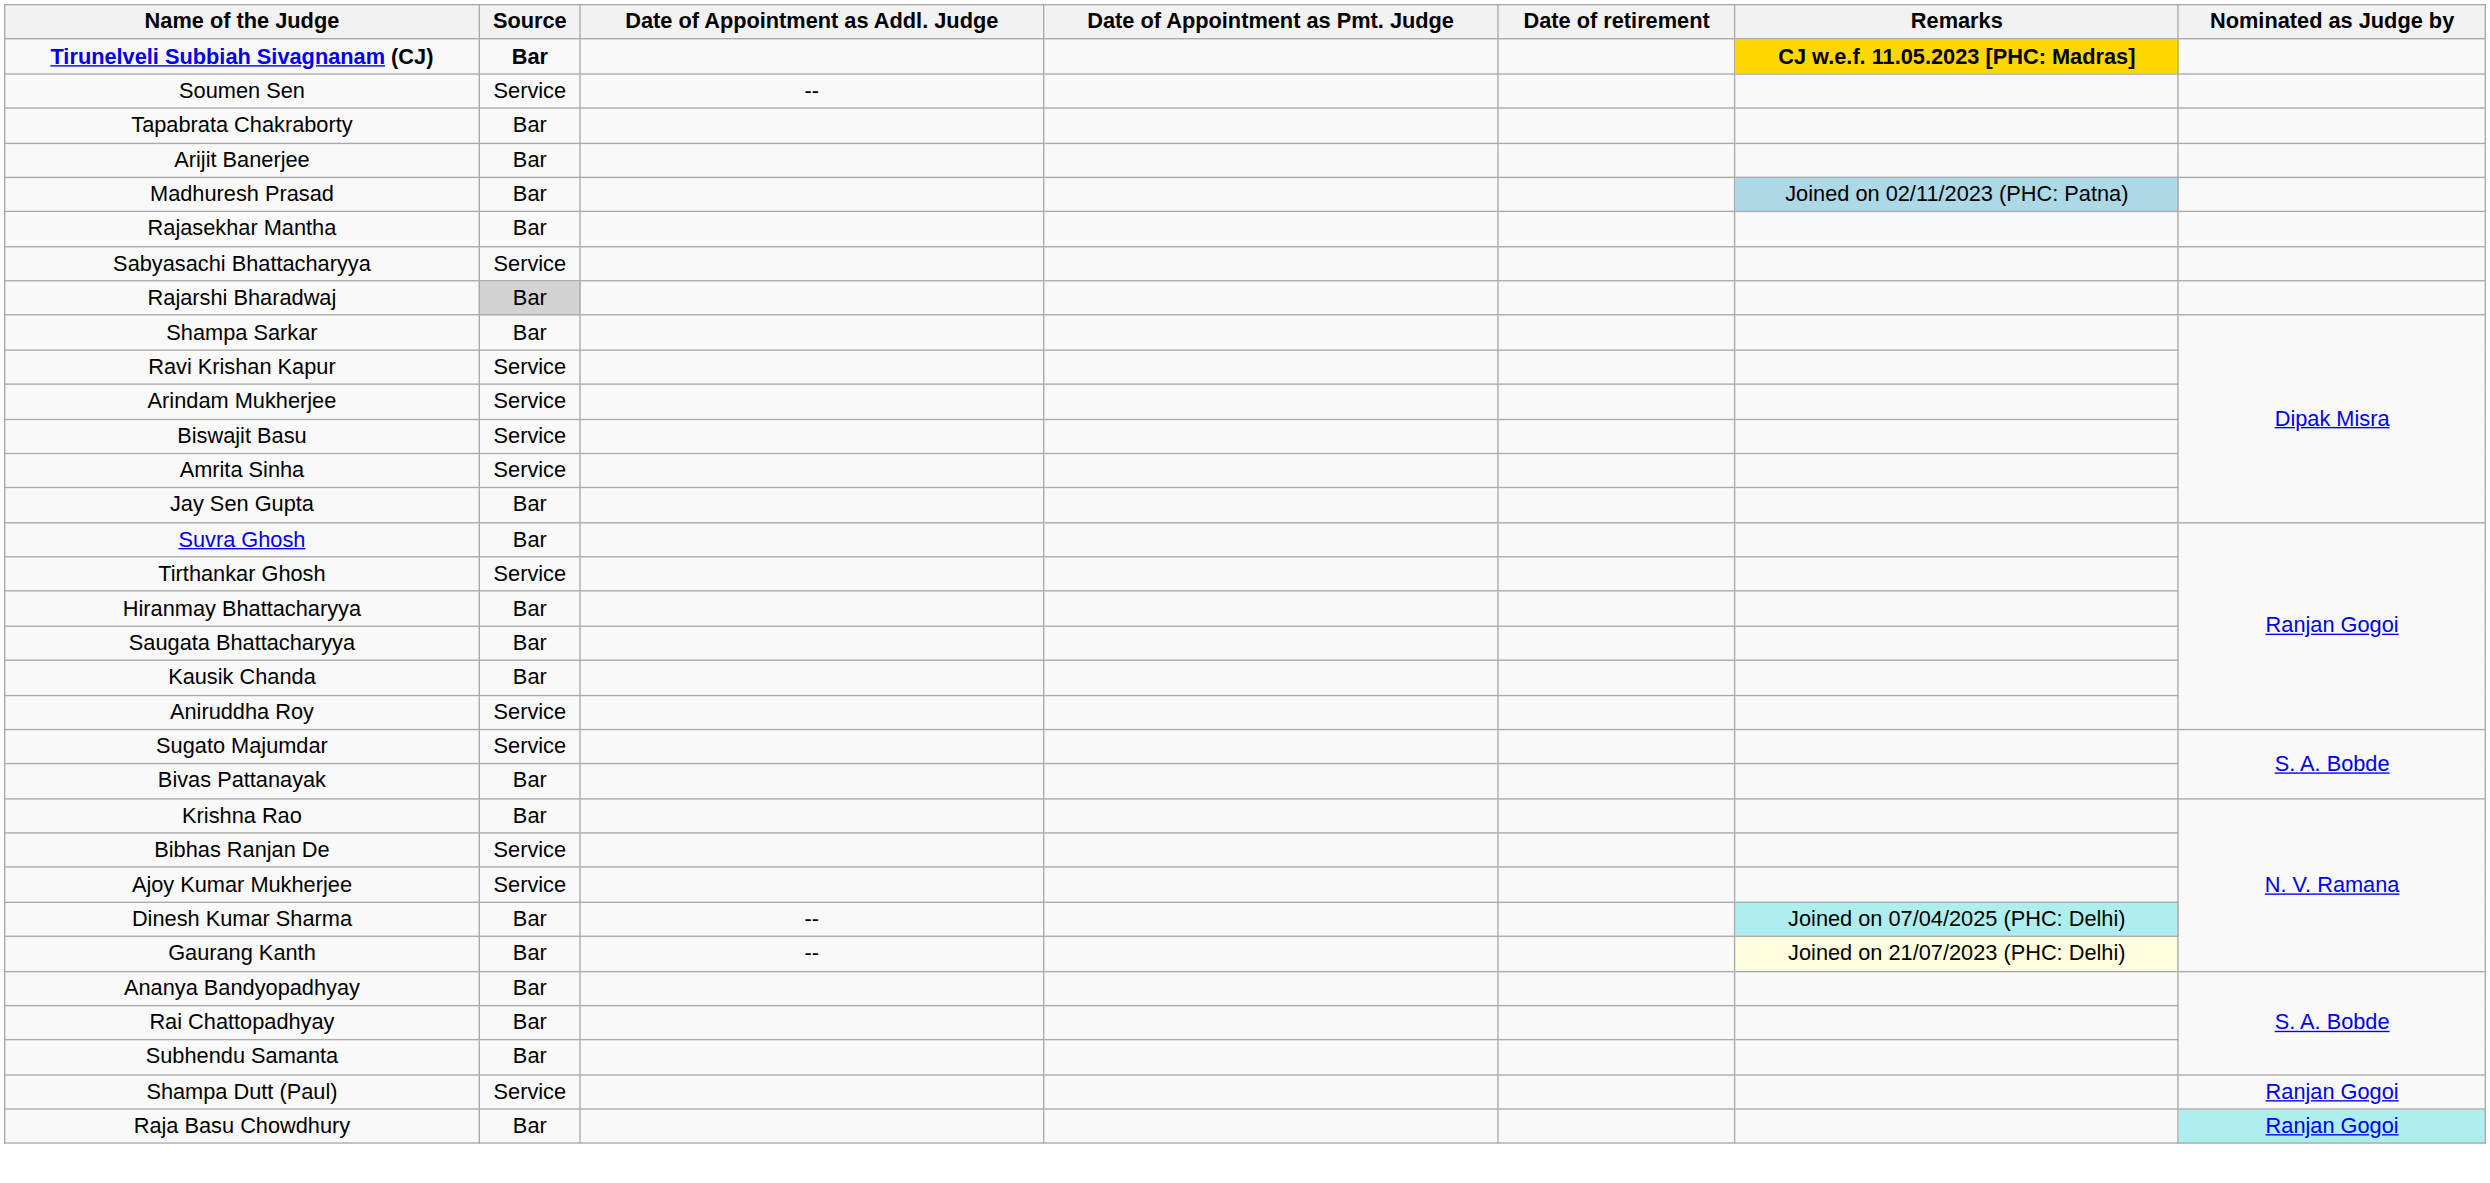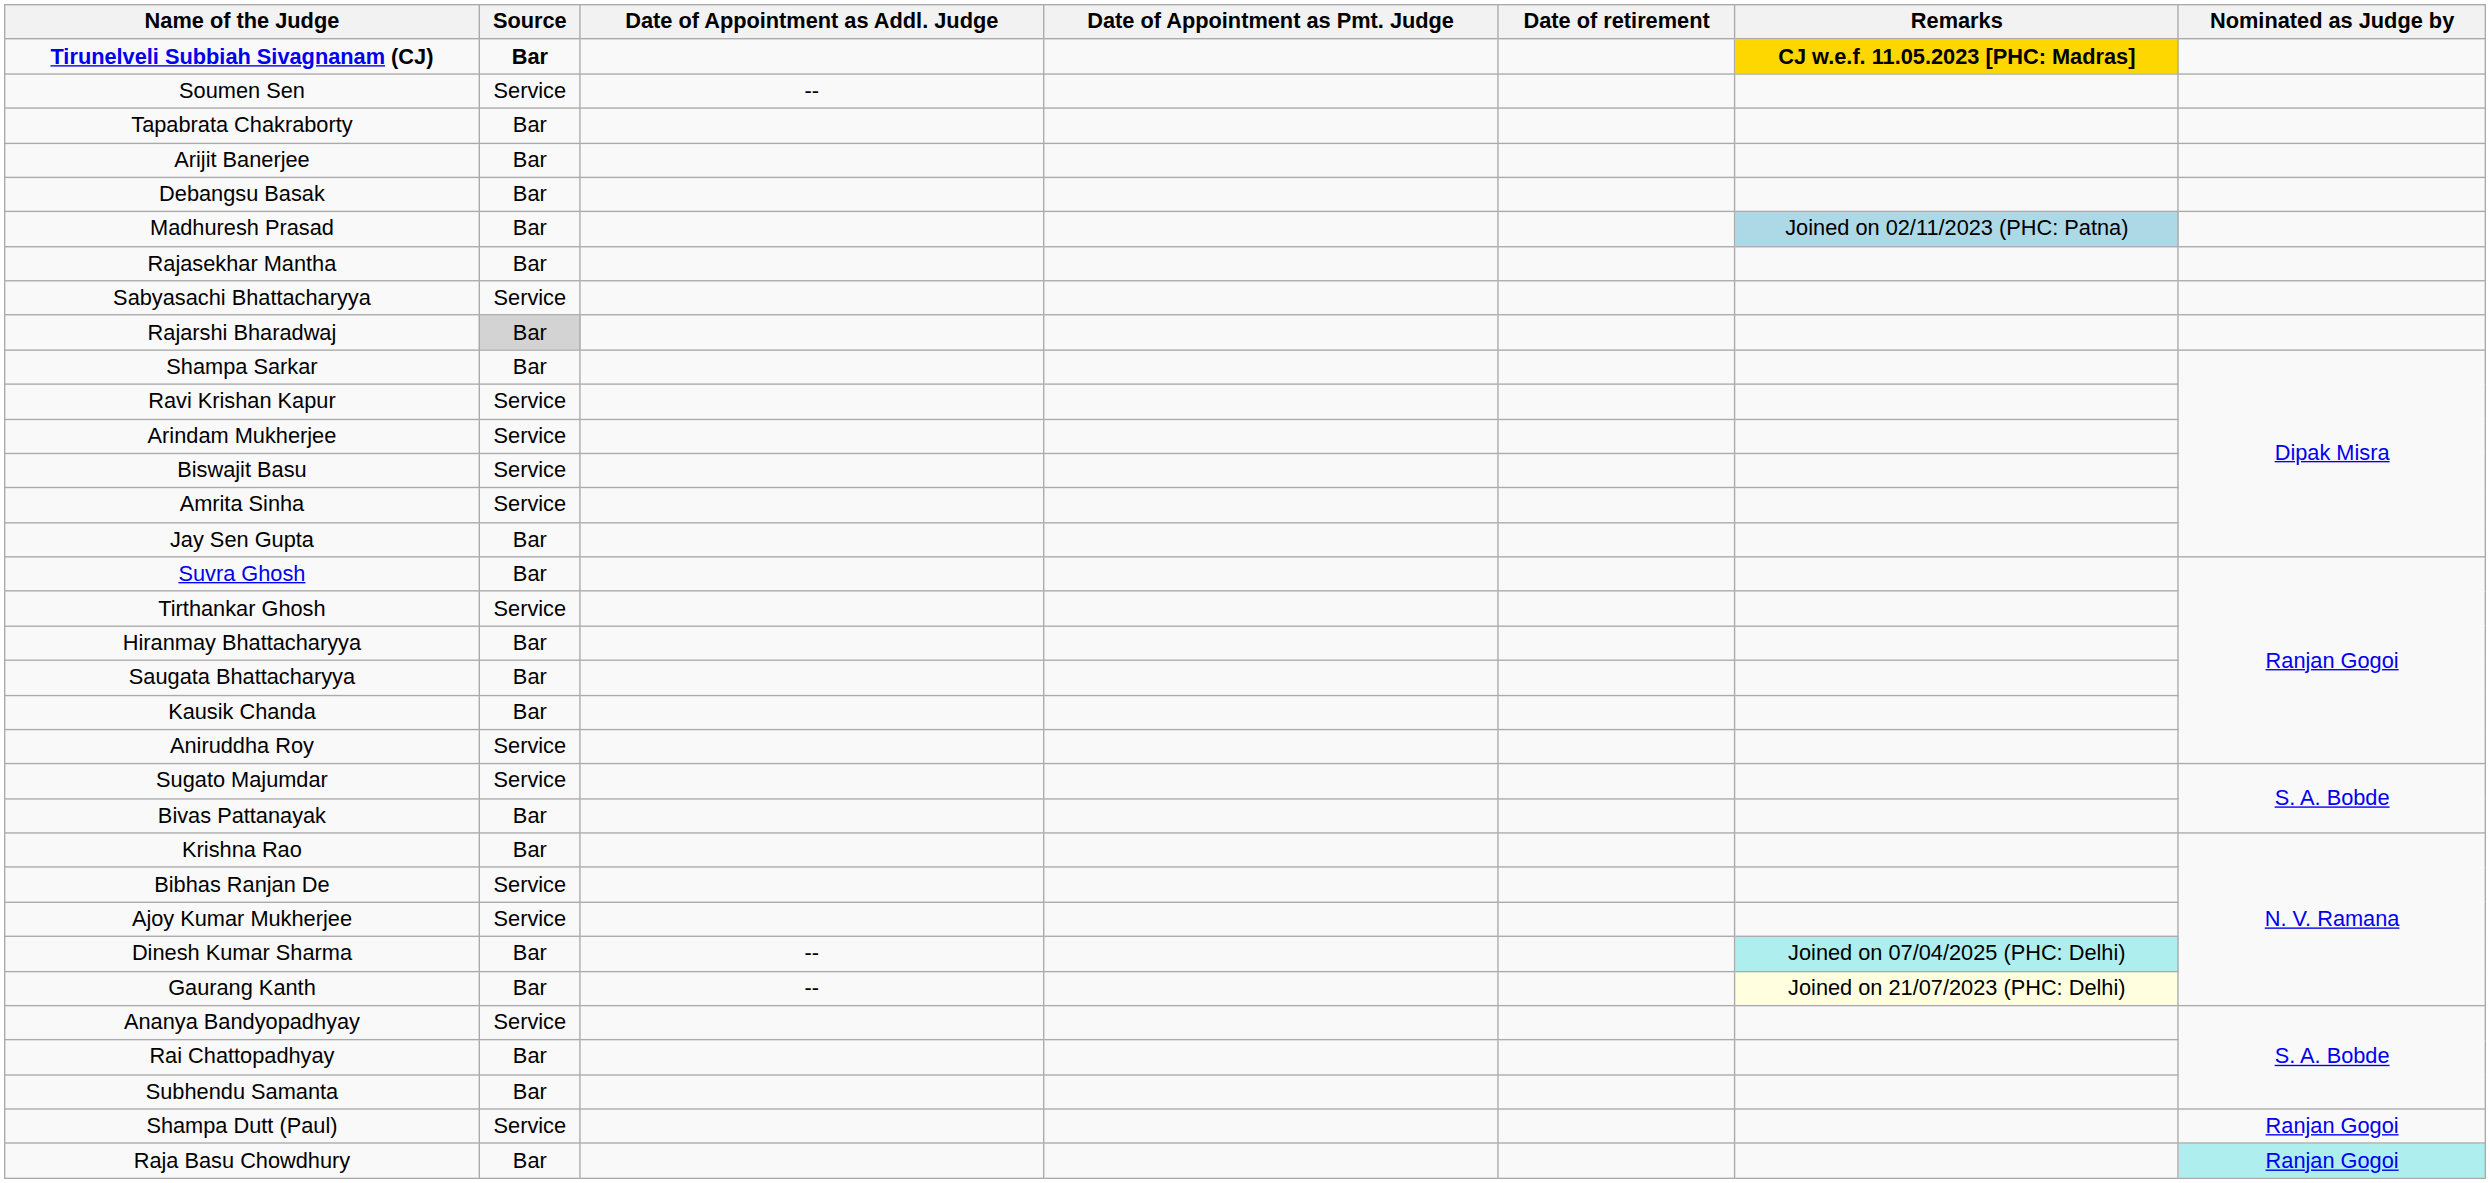+ row: (242, 194)
(530, 988) Bar -> (530, 1022) Service
